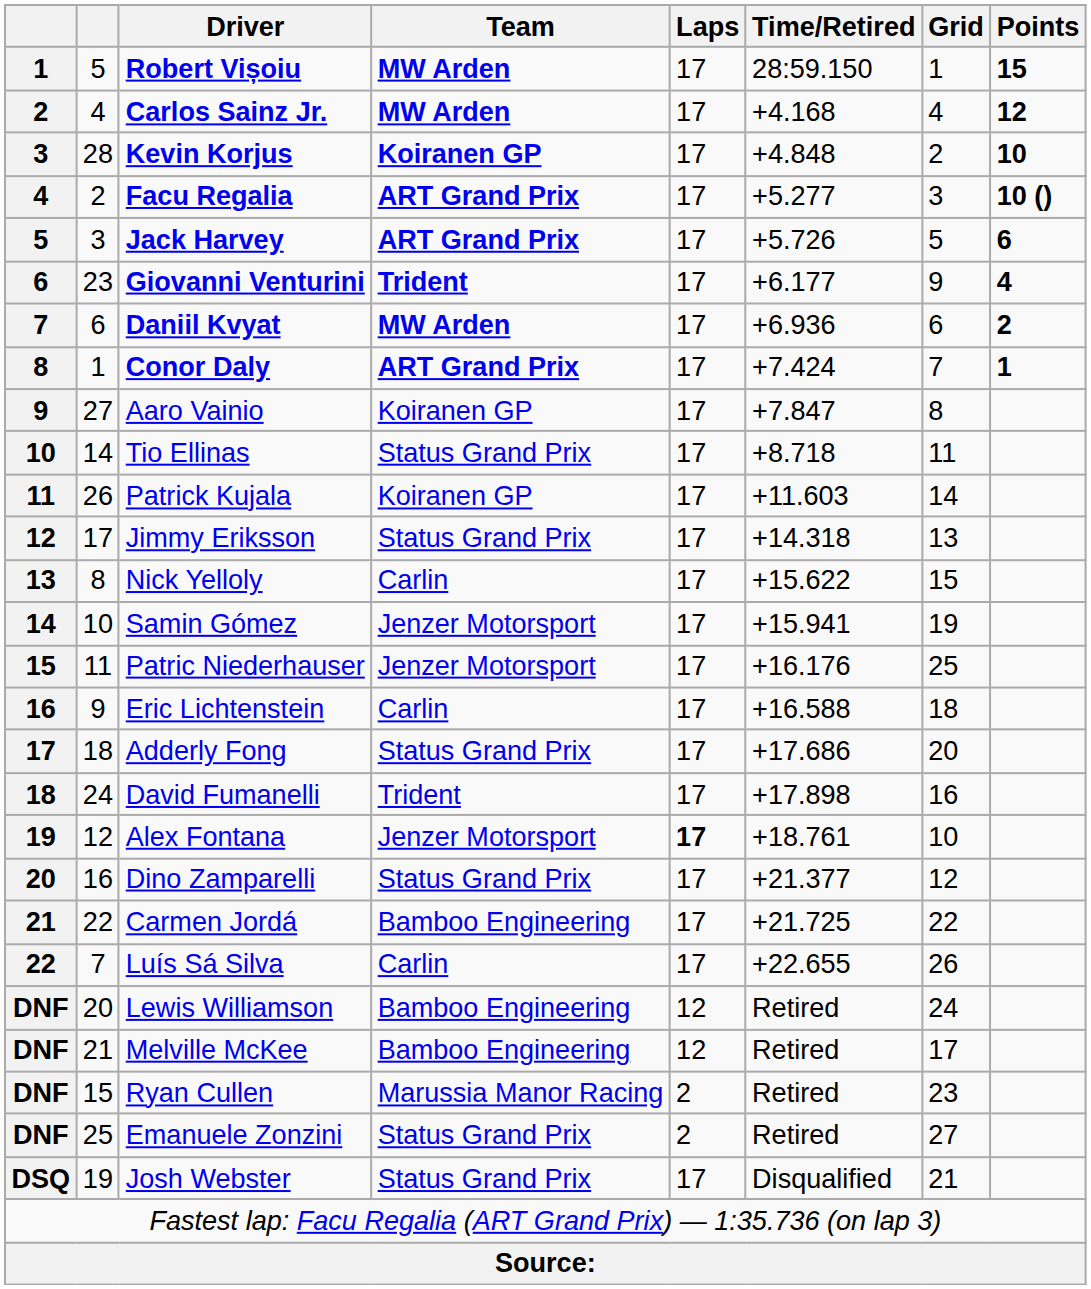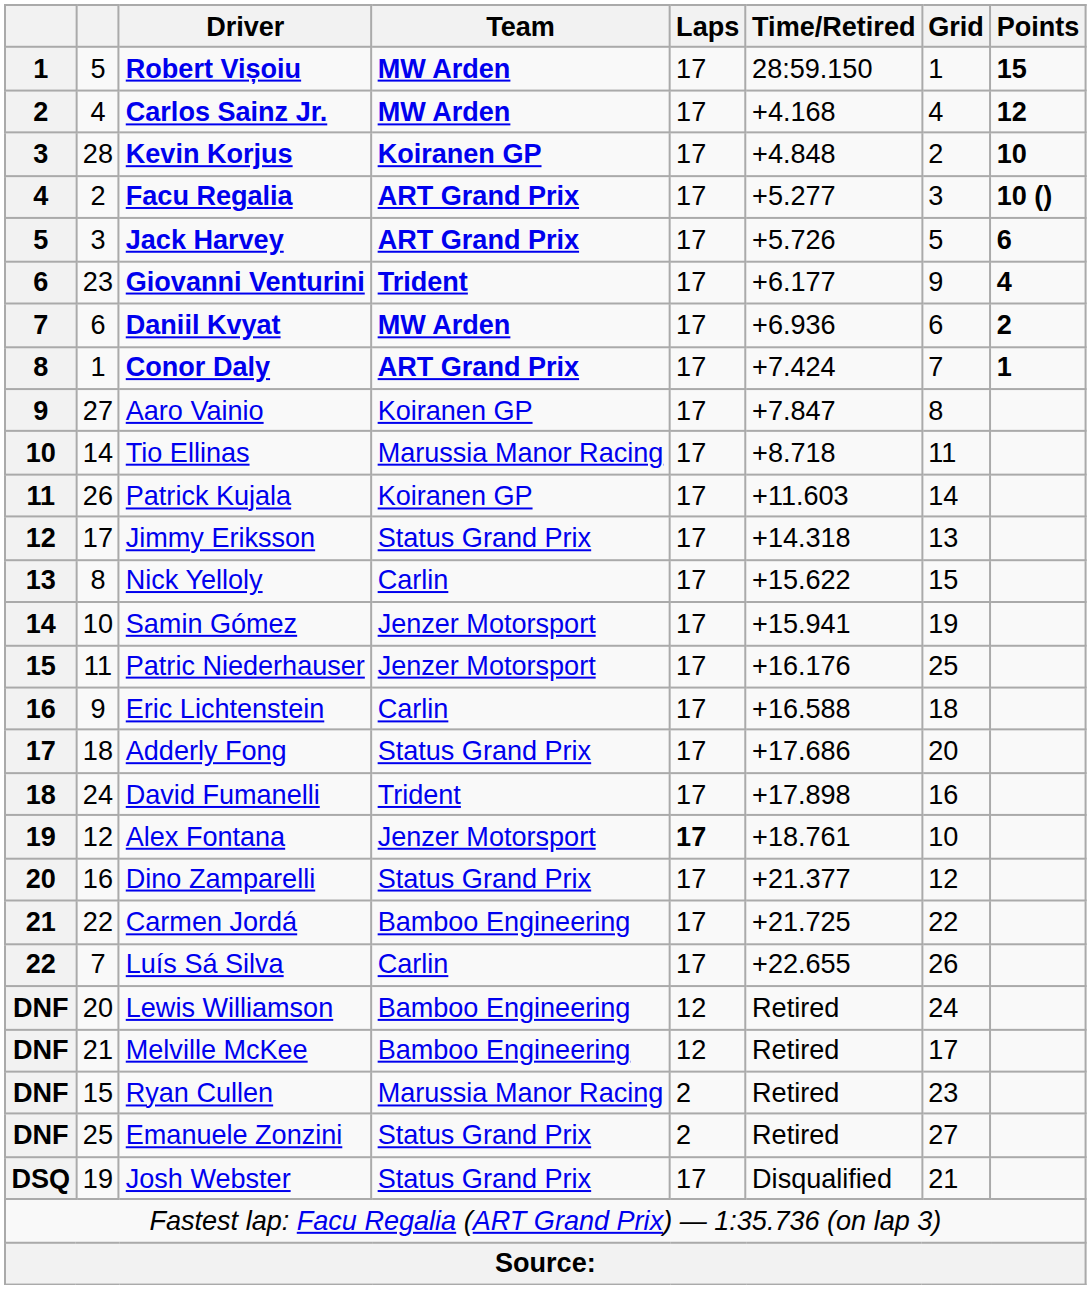(484, 453) Status Grand Prix -> (520, 453) Marussia Manor Racing
